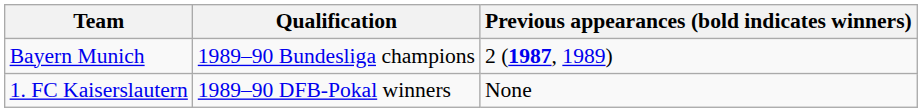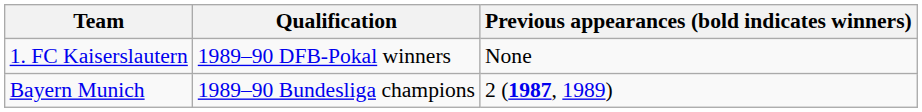rows swapped: (77, 55) <-> (99, 90)
